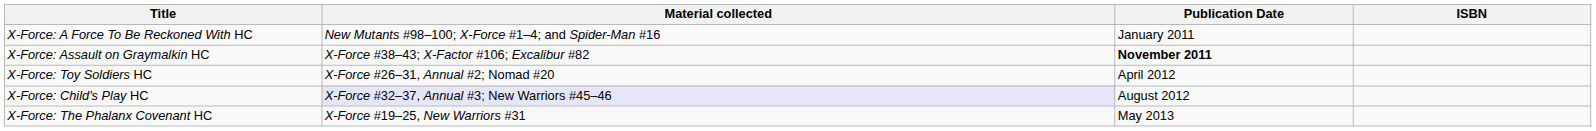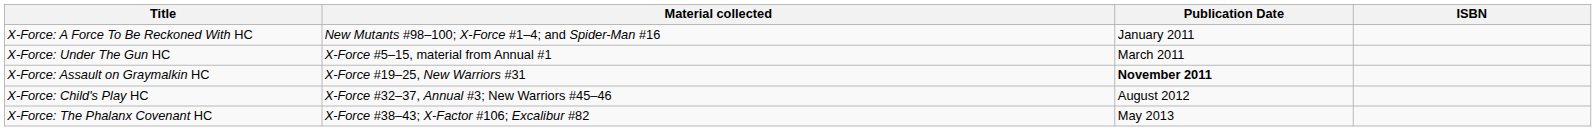+ row: (89, 55)
(457, 55) X-Force #38–43; X-Factor #106; Excalibur #82 -> (425, 75) X-Force #19–25, New Warriors #31
- row: (80, 75)
(468, 95) lavender background -> (468, 95) no background
(425, 116) X-Force #19–25, New Warriors #31 -> (457, 116) X-Force #38–43; X-Factor #106; Excalibur #82
